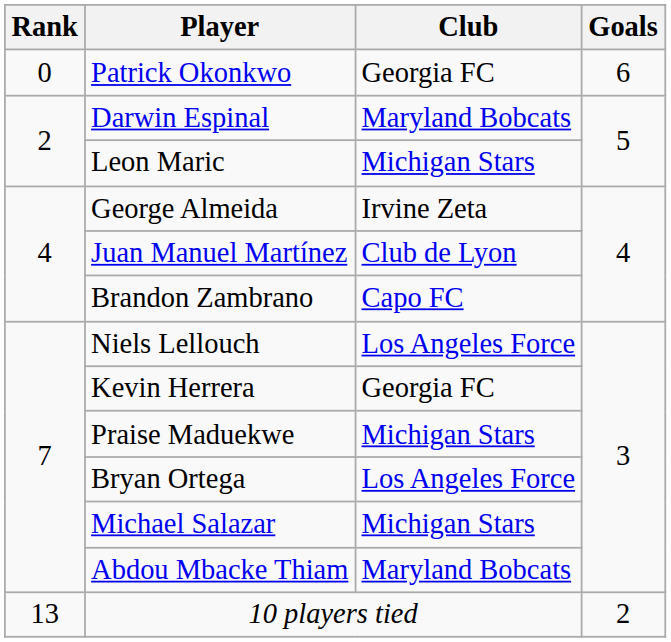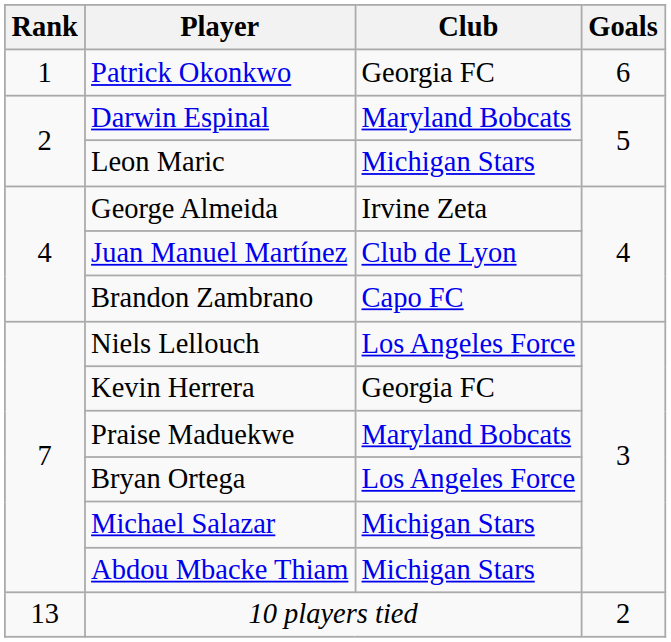(45, 72) 0 -> (45, 72) 1
(448, 433) Michigan Stars -> (466, 433) Maryland Bobcats
(466, 569) Maryland Bobcats -> (448, 569) Michigan Stars
